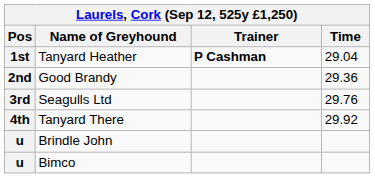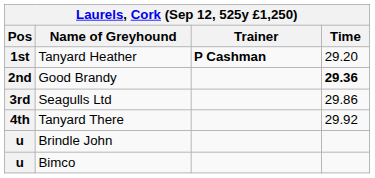(341, 57) 29.04 -> (341, 57) 29.20
(341, 78) normal -> (341, 78) bold
(341, 99) 29.76 -> (341, 99) 29.86
